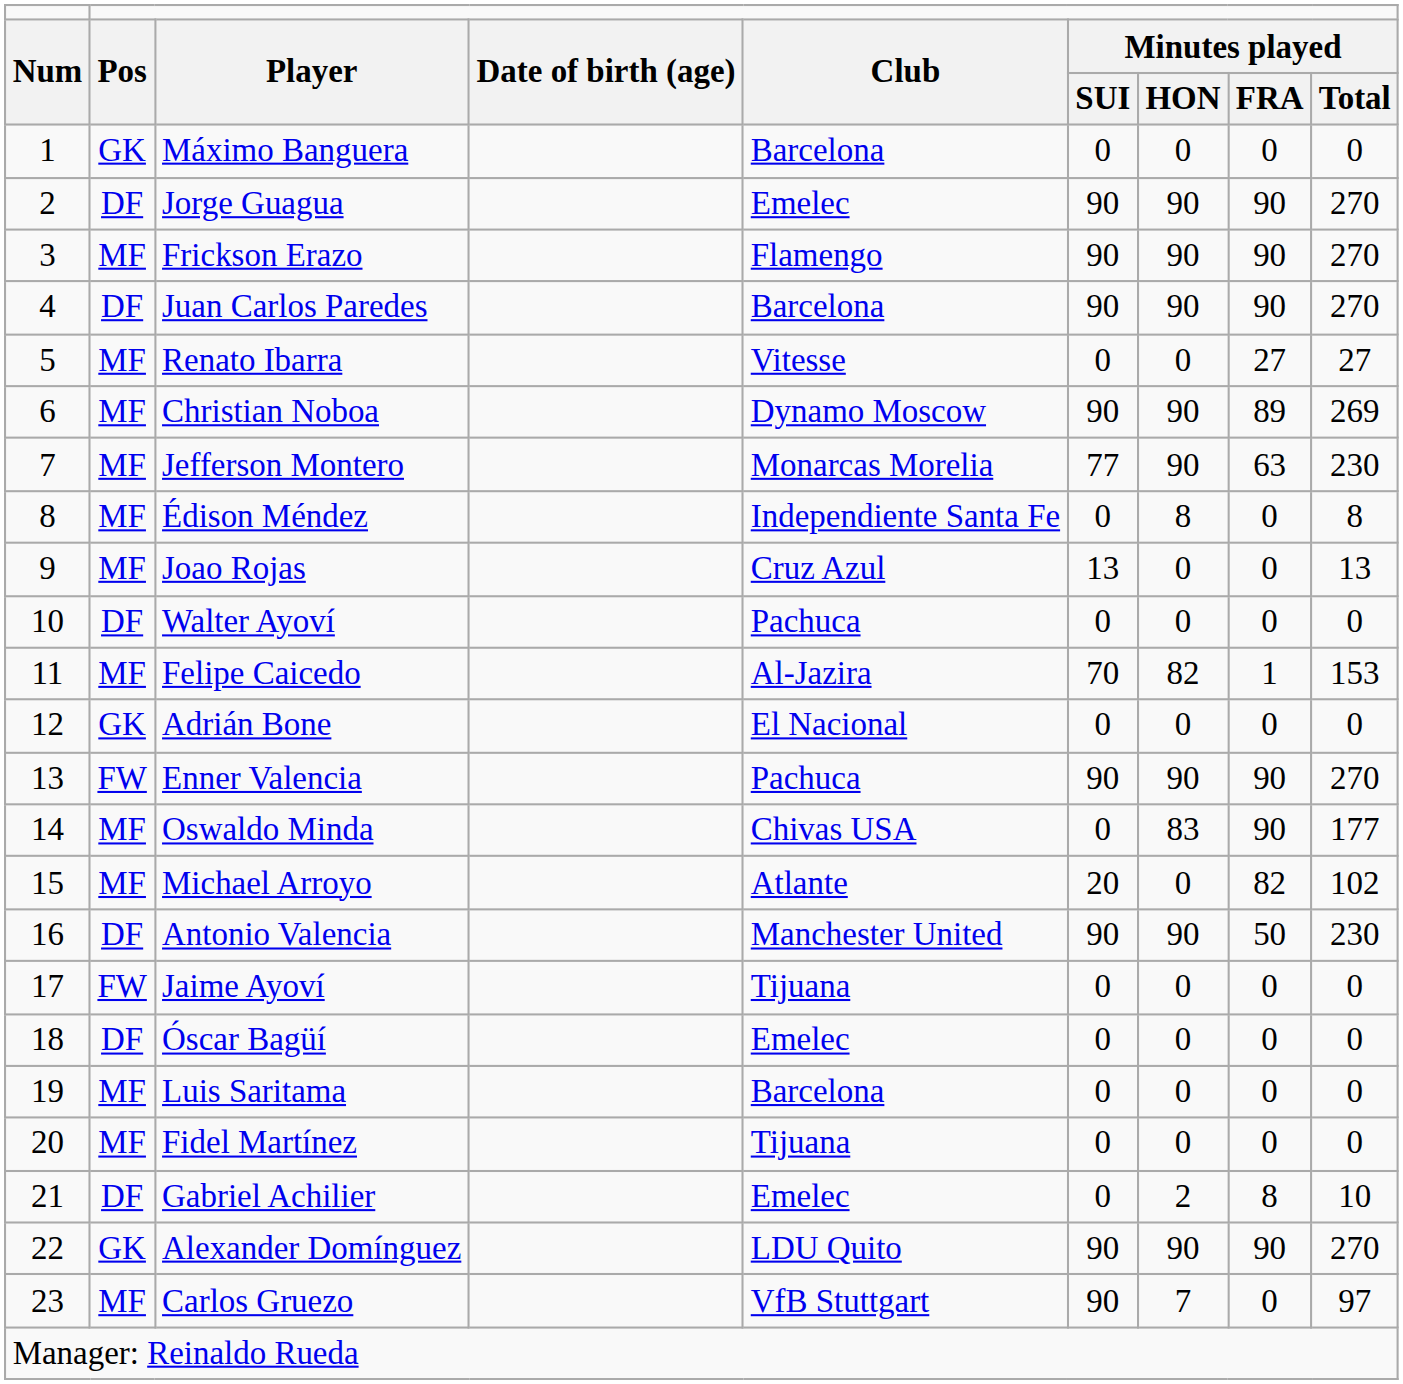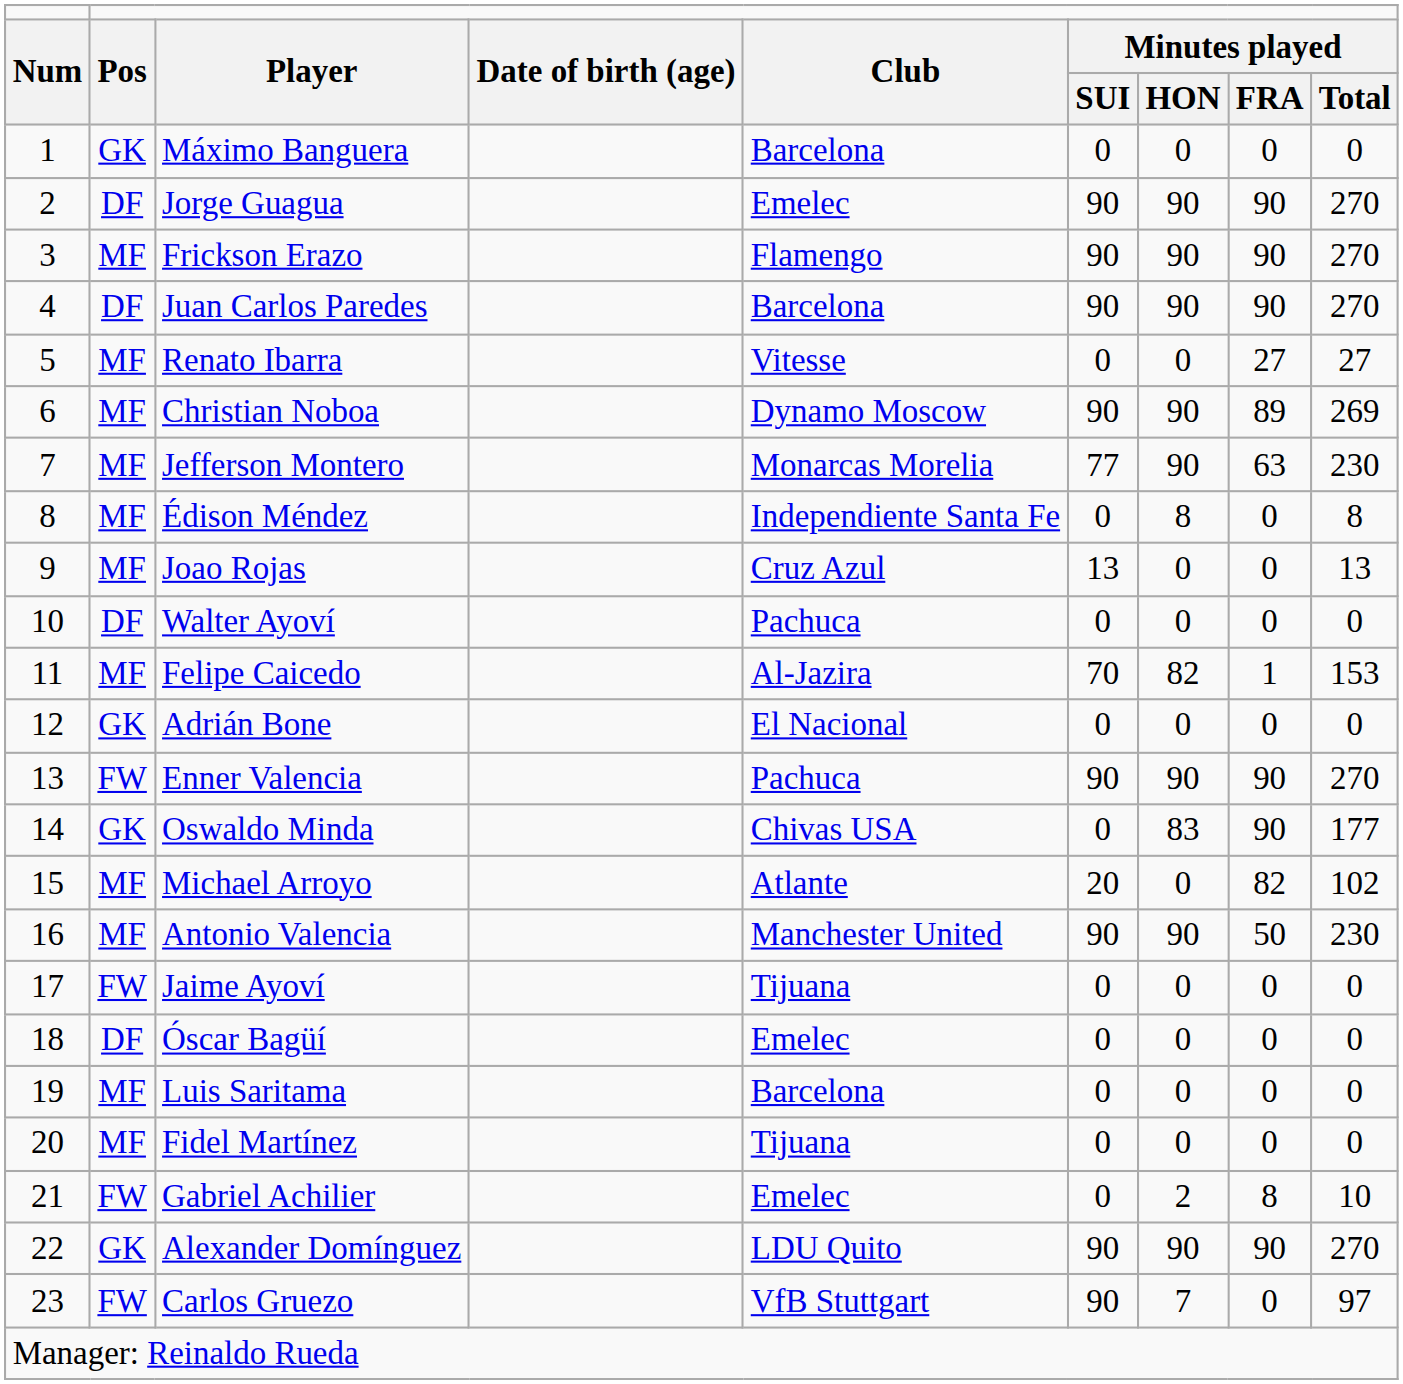(122, 829) MF -> (122, 829) GK
(122, 934) DF -> (122, 934) MF
(122, 1195) DF -> (122, 1195) FW
(122, 1300) MF -> (122, 1300) FW
